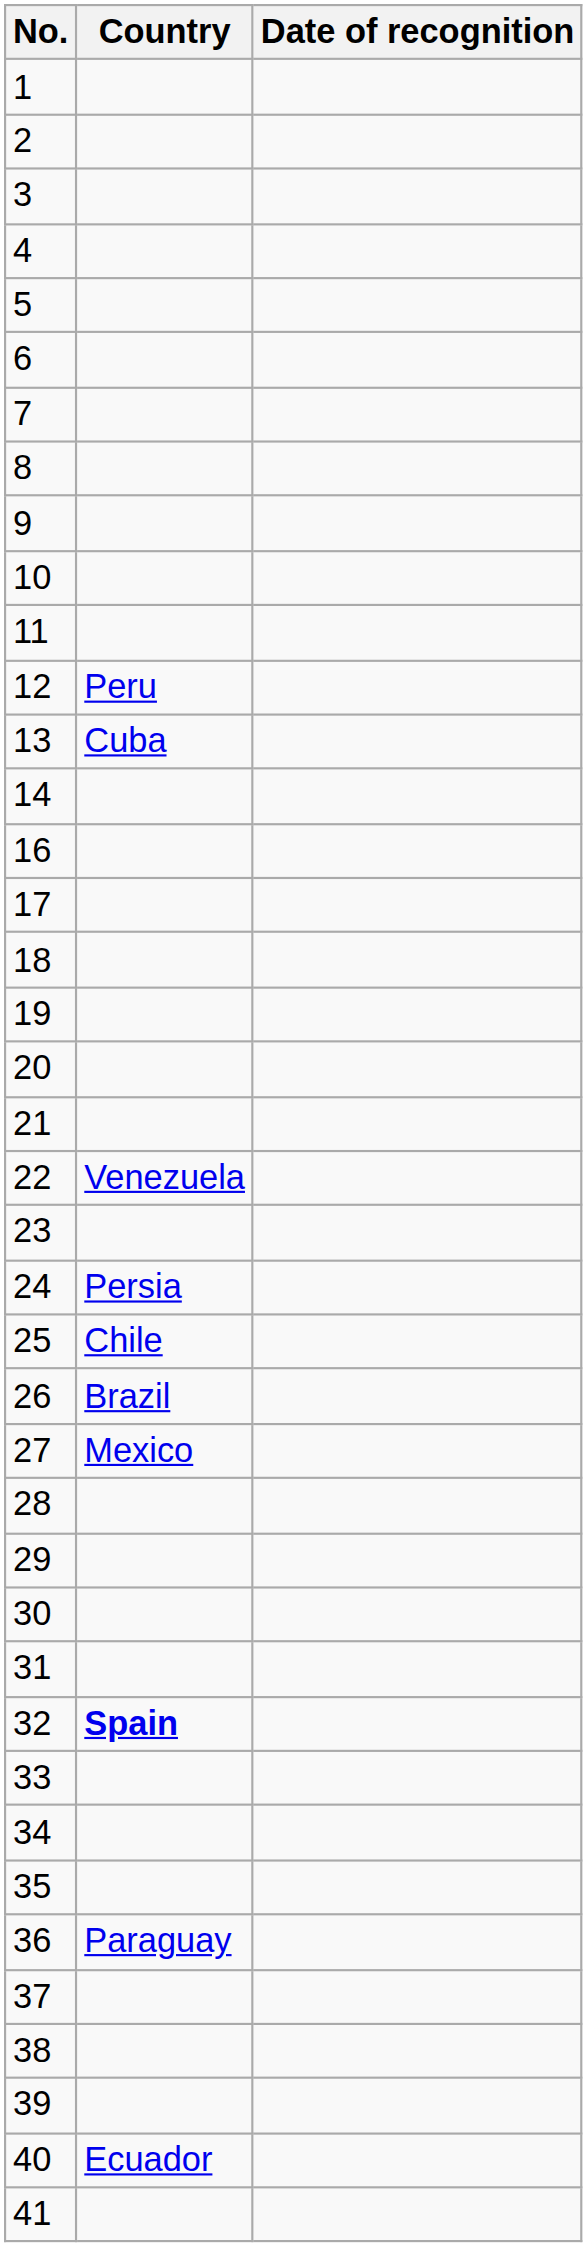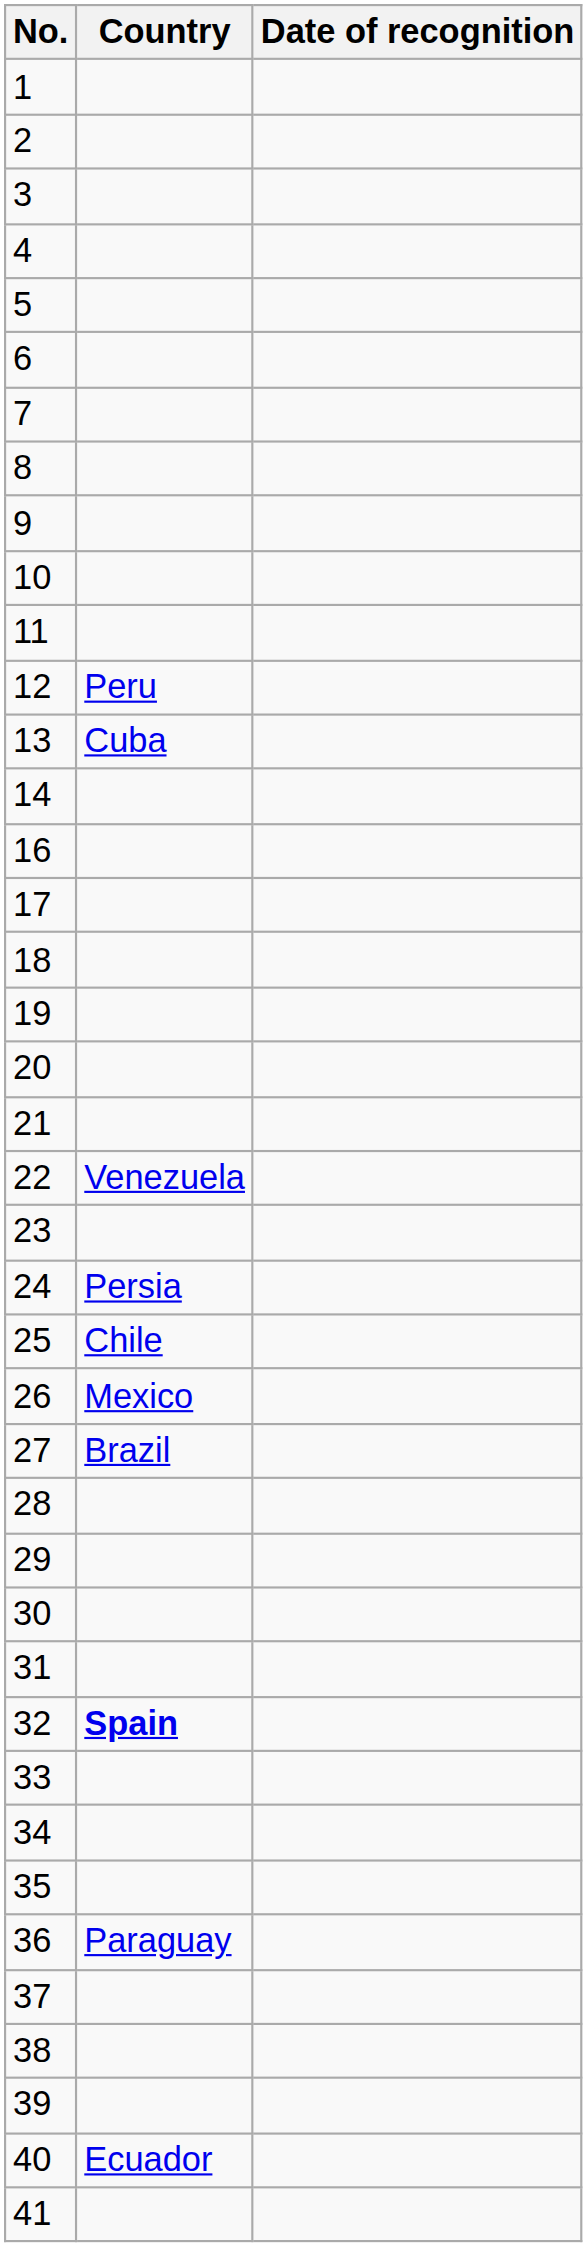(127, 1395) Brazil -> (139, 1395) Mexico
(139, 1450) Mexico -> (127, 1450) Brazil
